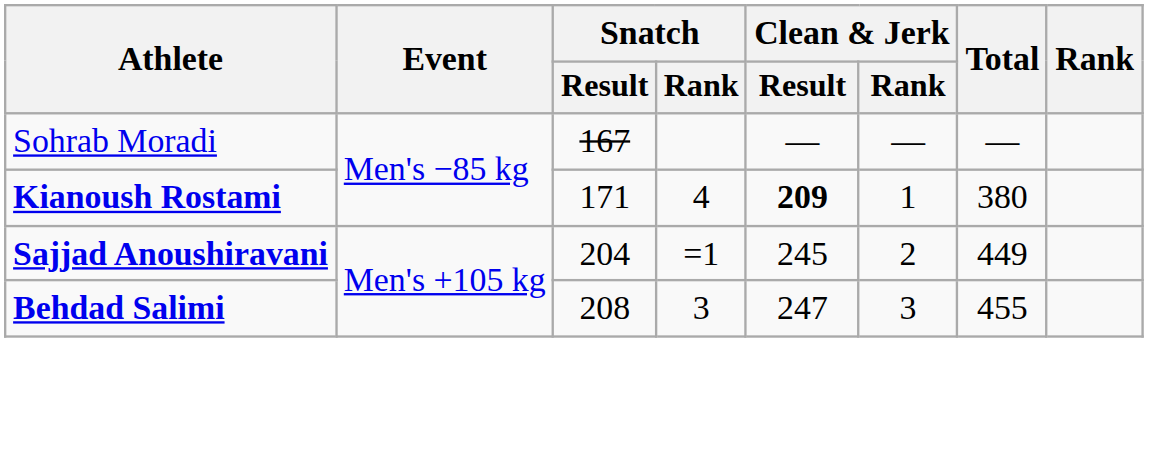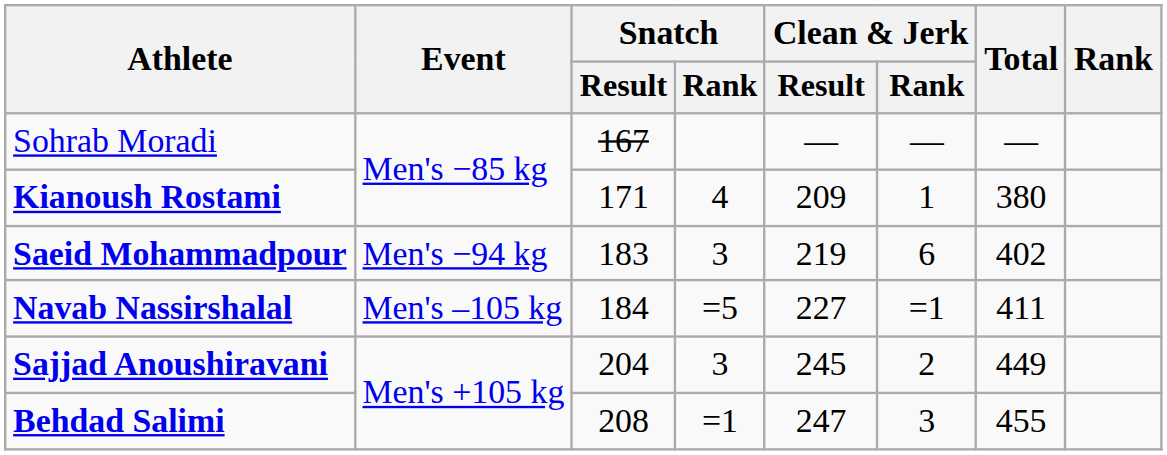(802, 197) bold -> (821, 197) normal
+ row: (180, 253)
+ row: (153, 308)
(701, 253) =1 -> (720, 364) 3
(701, 308) 3 -> (720, 420) =1
